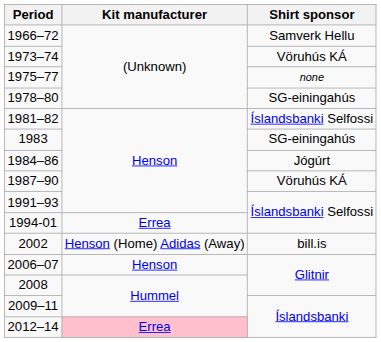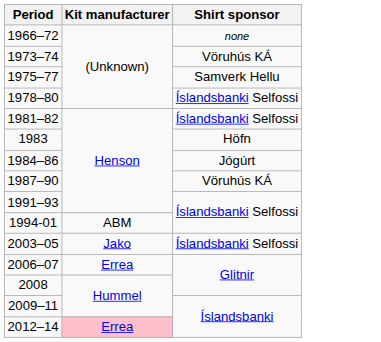(312, 35) Samverk Hellu -> (237, 36) none
(312, 78) none -> (237, 77) Samverk Hellu
(312, 98) SG-einingahús -> (237, 98) Íslandsbanki Selfossi
(312, 139) SG-einingahús -> (237, 139) Höfn
(155, 222) Errea -> (117, 222) ABM
- row: (33, 243)
+ row: (33, 243)
(155, 264) Henson -> (117, 264) Errea
